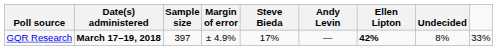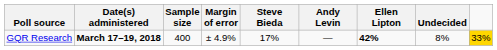(182, 38) 397 -> (182, 38) 400
(481, 38) no background -> (481, 38) gold background
